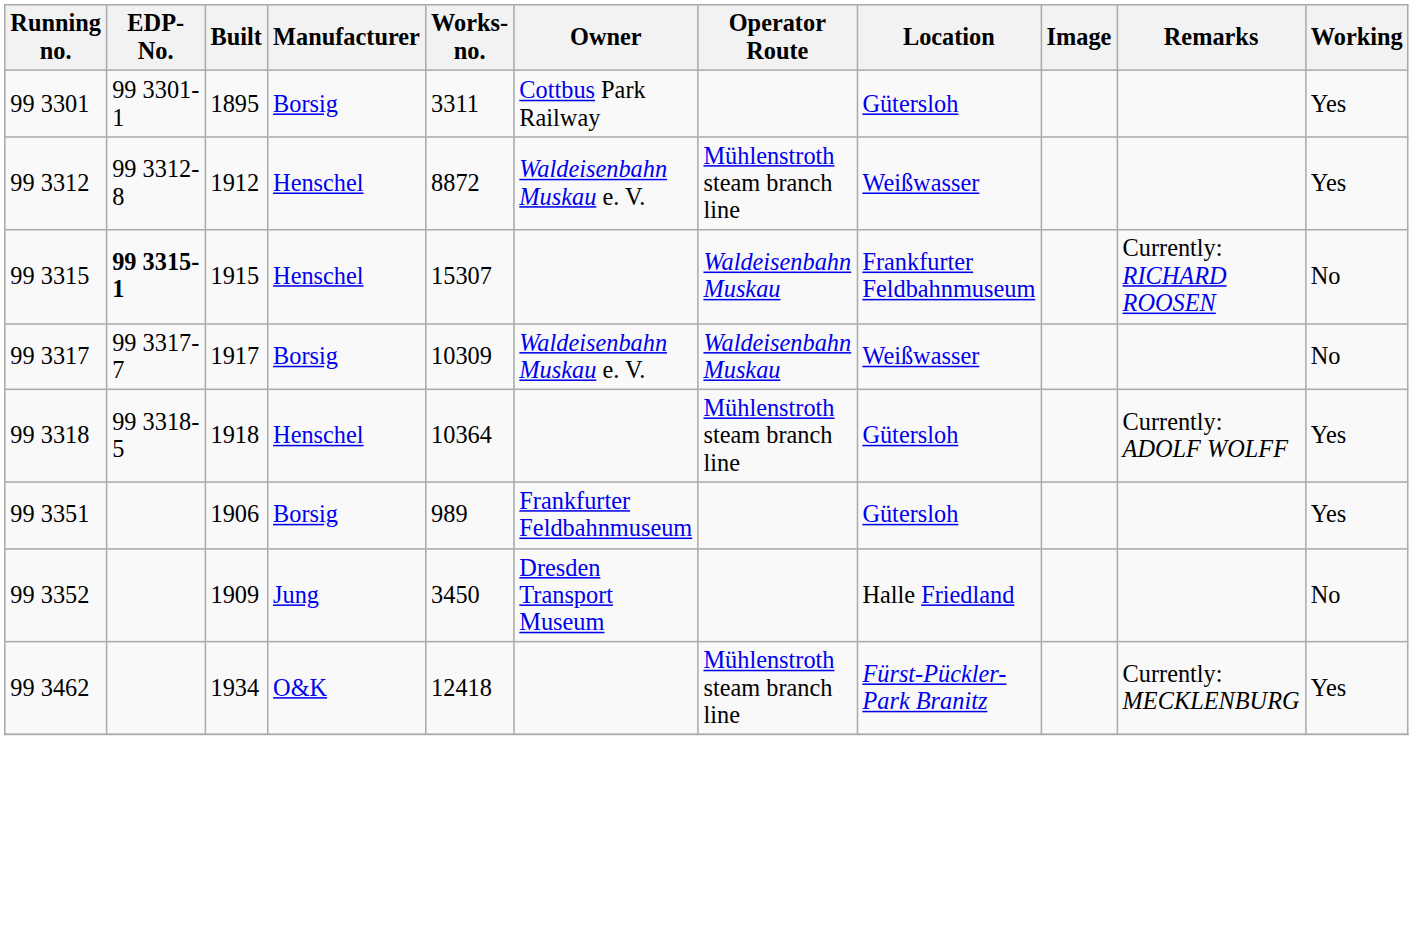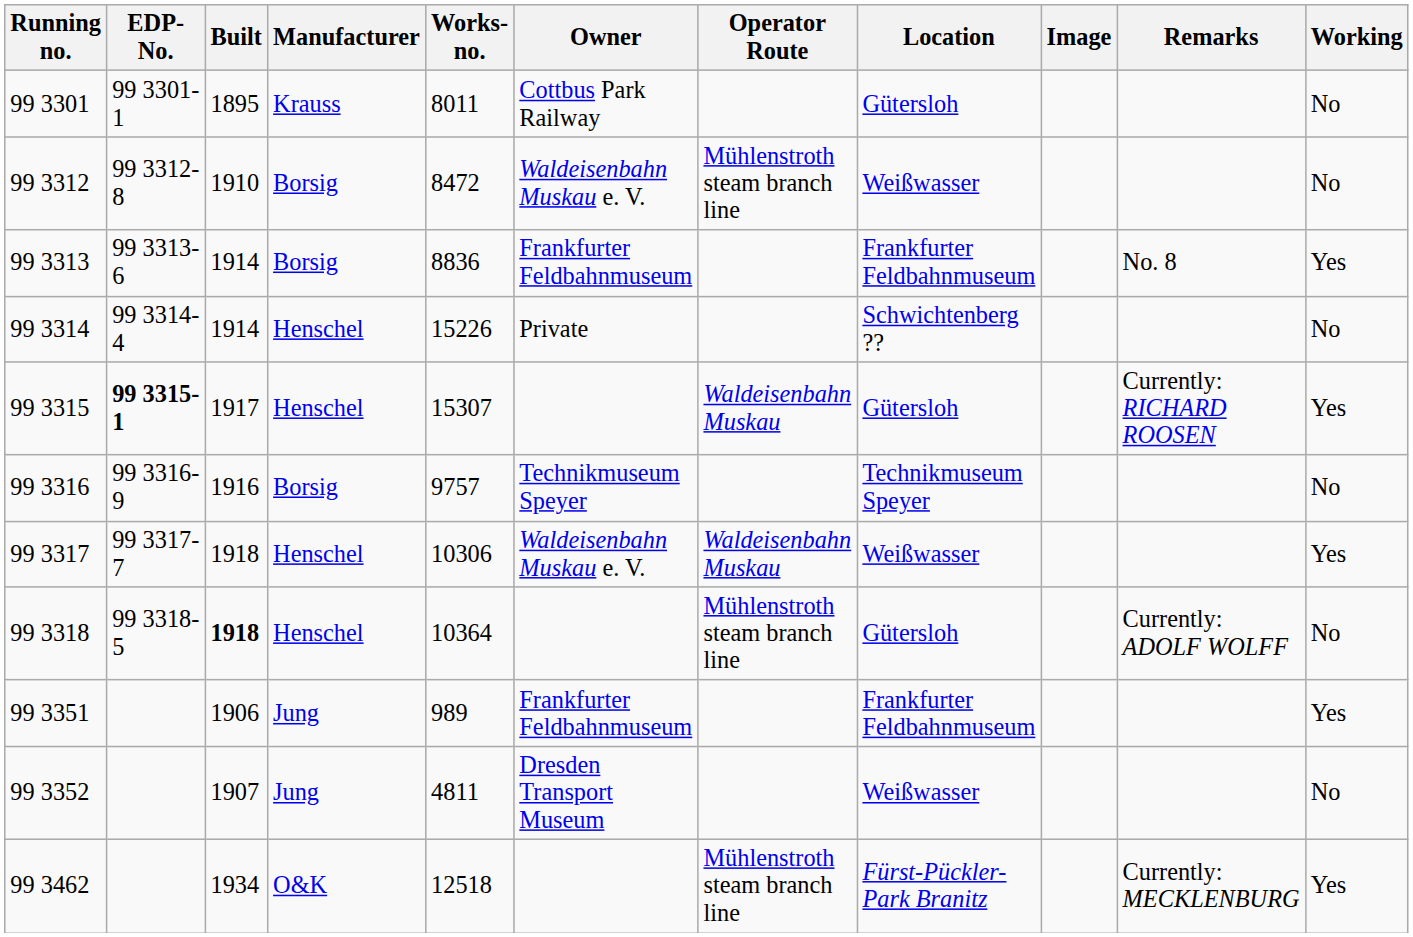(306, 103) Borsig -> (307, 103) Krauss
(455, 103) 3311 -> (455, 103) 8011
(1328, 103) Yes -> (1326, 103) No
(235, 183) 1912 -> (235, 183) 1910
(318, 183) Henschel -> (306, 183) Borsig
(455, 183) 8872 -> (455, 183) 8472
(1328, 183) Yes -> (1326, 183) No
+ row: (50, 262)
+ row: (50, 328)
(235, 276) 1915 -> (235, 408) 1917
(949, 276) Frankfurter Feldbahnmuseum -> (910, 408) Gütersloh
(1326, 276) No -> (1328, 408) Yes
+ row: (50, 487)
(235, 355) 1917 -> (235, 553) 1918
(306, 355) Borsig -> (318, 553) Henschel
(461, 355) 10309 -> (461, 553) 10306
(1326, 355) No -> (1328, 553) Yes
(235, 435) normal -> (235, 633) bold
(1328, 435) Yes -> (1326, 633) No
(306, 515) Borsig -> (296, 712) Jung
(910, 515) Gütersloh -> (949, 712) Frankfurter Feldbahnmuseum
(235, 594) 1909 -> (235, 792) 1907
(455, 594) 3450 -> (455, 792) 4811
(938, 594) Halle Friedland -> (921, 792) Weißwasser
(461, 688) 12418 -> (461, 885) 12518
